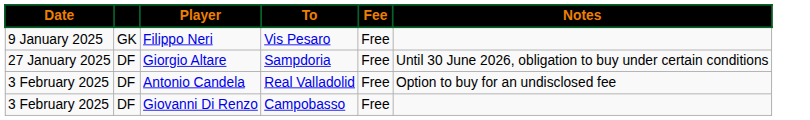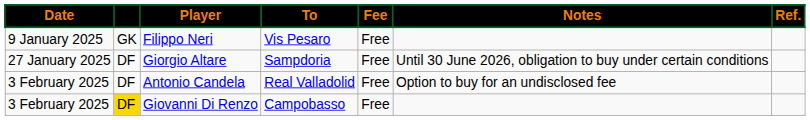+ column: (788, 16)
(126, 104) no background -> (126, 104) gold background
